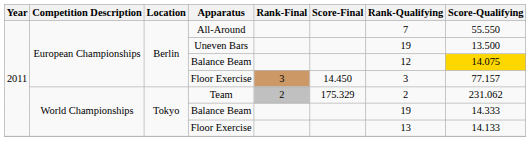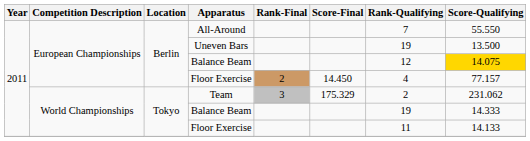(282, 78) 3 -> (282, 78) 2
(406, 78) 3 -> (406, 78) 4
(282, 95) 2 -> (282, 95) 3
(406, 128) 13 -> (406, 128) 11
